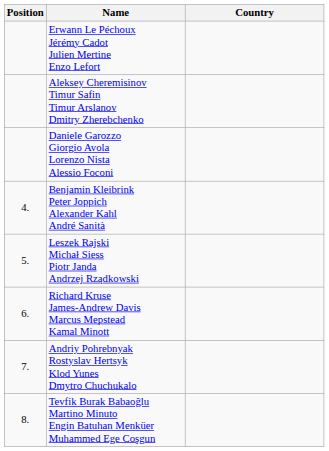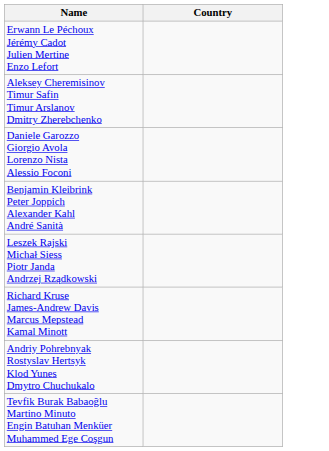- column: (25, 13)
